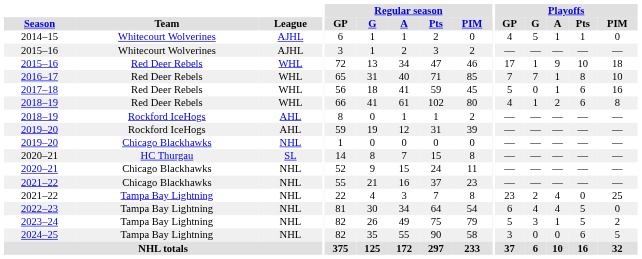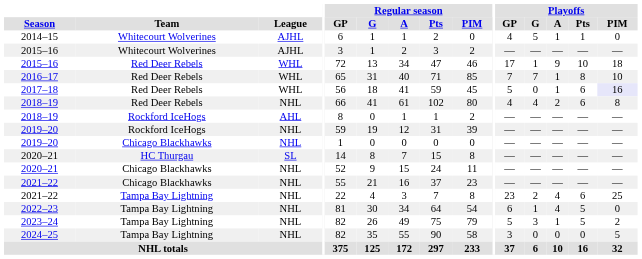(617, 89) no background -> (617, 89) lavender background
(290, 103) WHL -> (290, 103) NHL
(535, 103) 1 -> (535, 103) 4
(290, 129) AHL -> (290, 129) NHL
(583, 195) 0 -> (583, 195) 6
(535, 208) 4 -> (535, 208) 1
(583, 235) 6 -> (583, 235) 0
